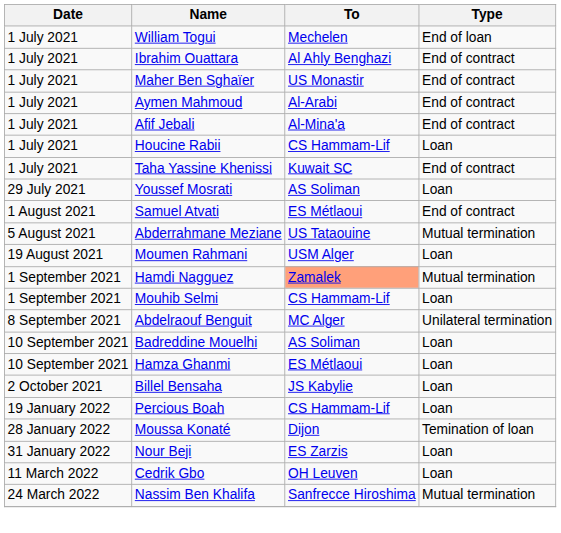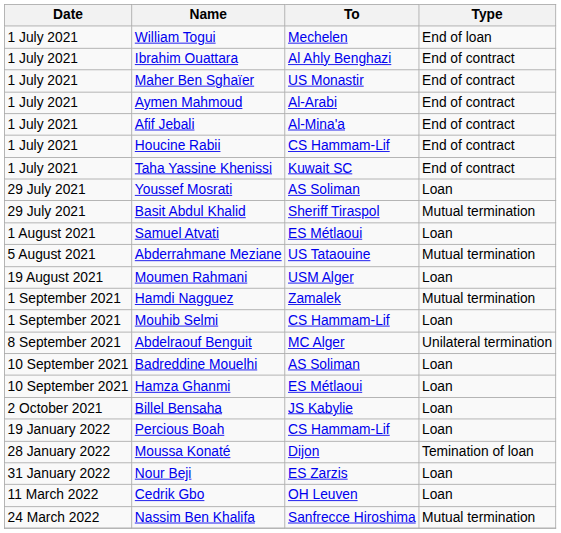(437, 146) Loan -> (468, 146) End of contract
+ row: (190, 211)
(468, 211) End of contract -> (437, 233) Loan
(314, 277) lightsalmon background -> (314, 299) no background
